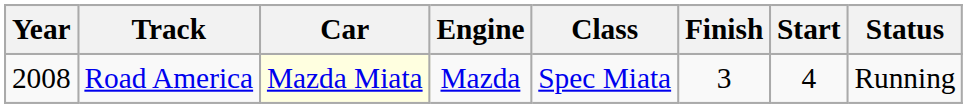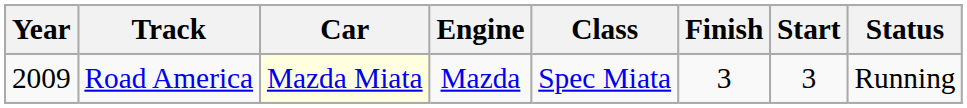(41, 77) 2008 -> (41, 77) 2009
(809, 77) 4 -> (809, 77) 3
